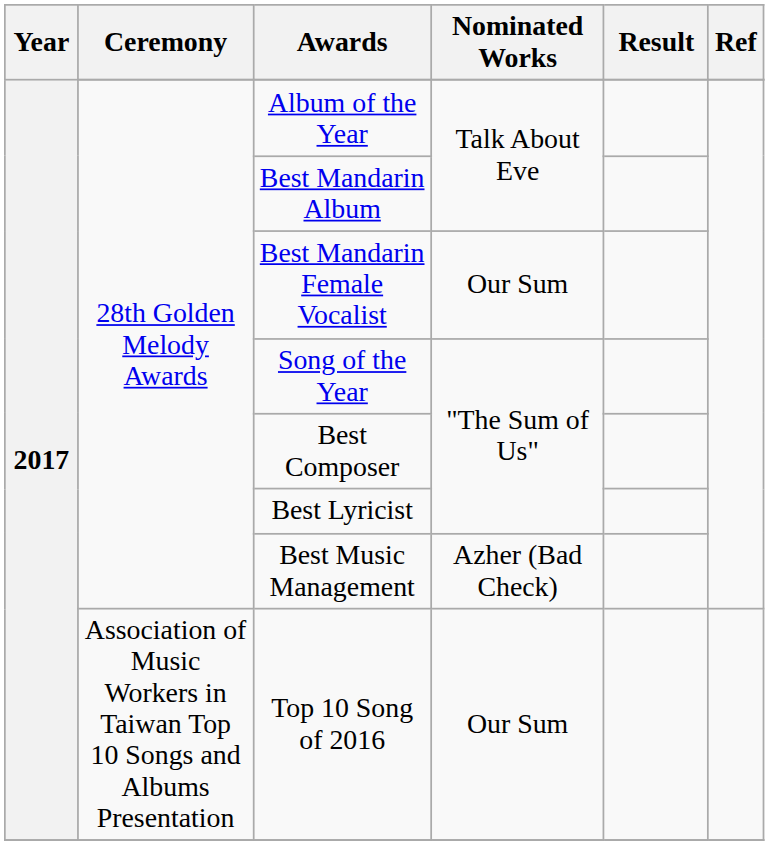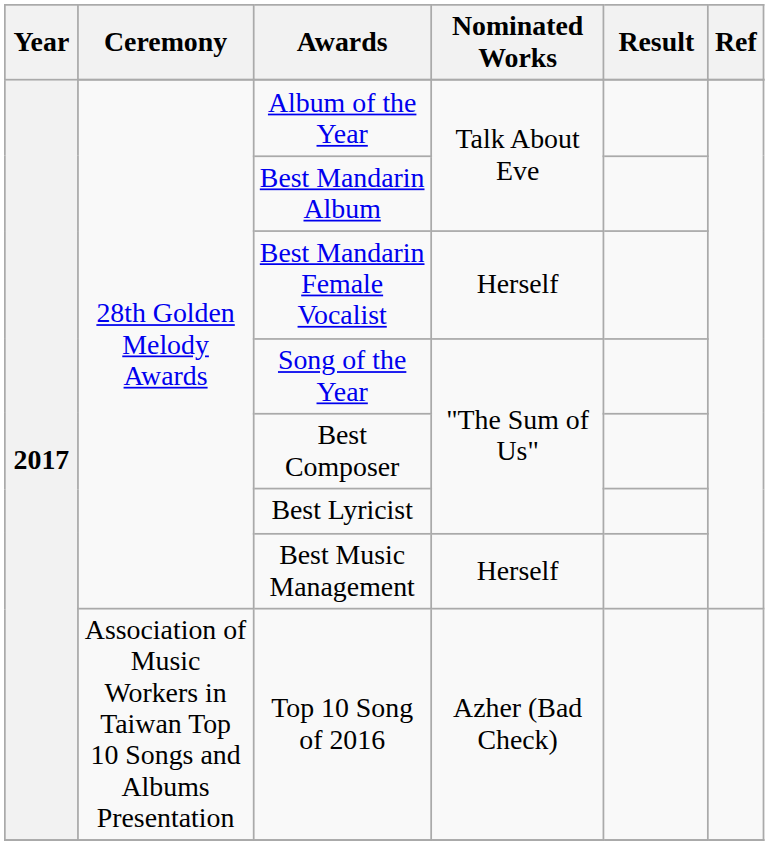(518, 284) Our Sum -> (518, 284) Herself
(518, 570) Azher (Bad Check) -> (518, 570) Herself
(518, 724) Our Sum -> (518, 724) Azher (Bad Check)
